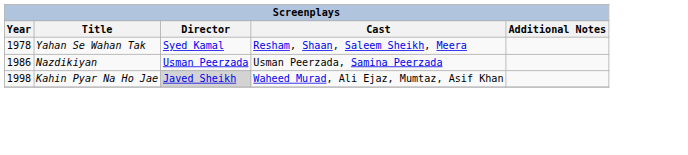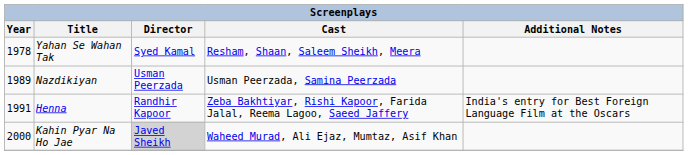(19, 62) 1986 -> (19, 80) 1989
+ row: (51, 108)
(19, 79) 1998 -> (19, 136) 2000
